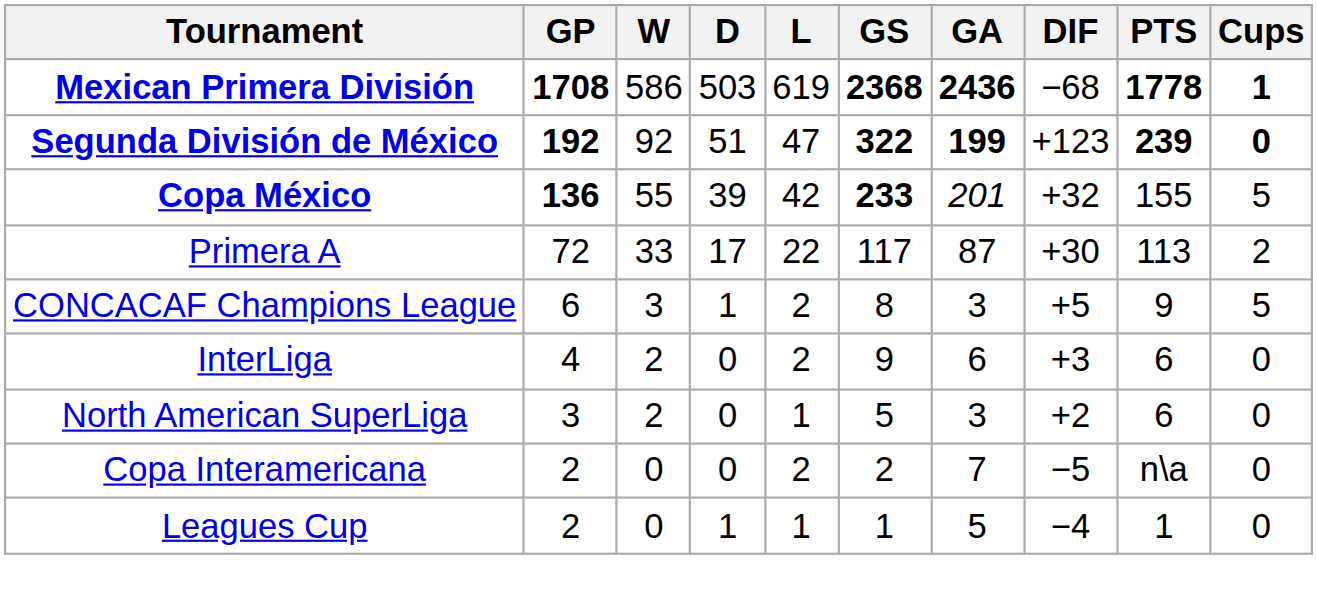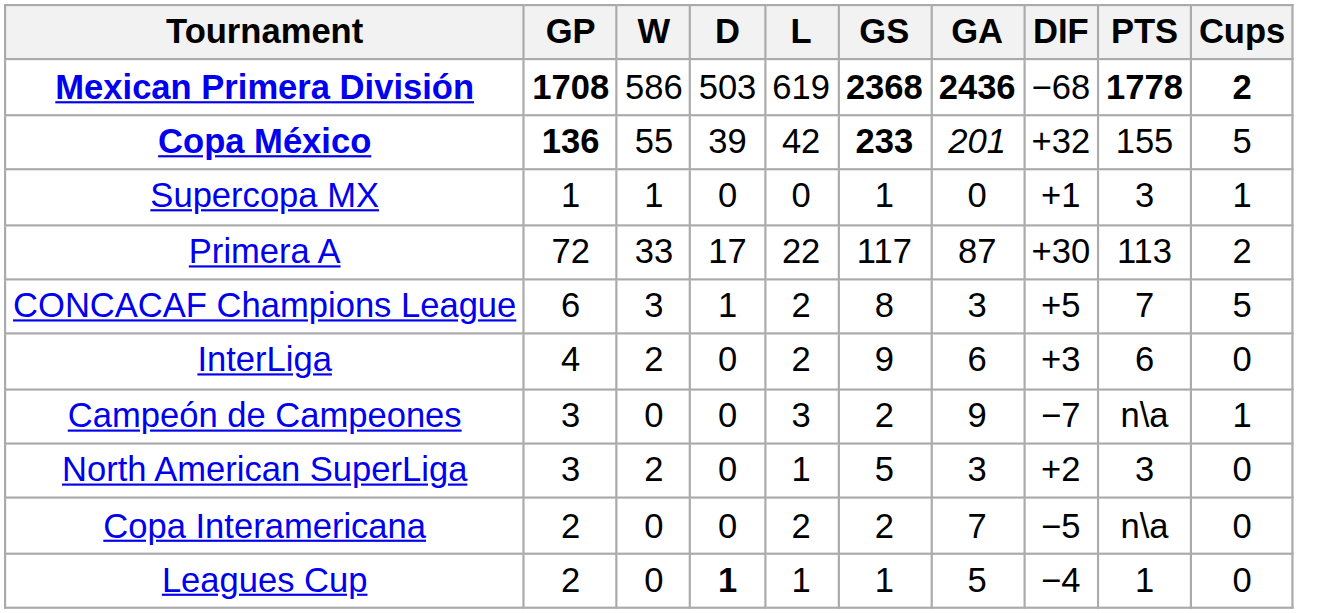(1261, 86) 1 -> (1242, 86) 2
- row: (265, 141)
+ row: (265, 196)
(1164, 305) 9 -> (1145, 305) 7
+ row: (265, 415)
(1164, 415) 6 -> (1145, 470) 3
(727, 525) normal -> (727, 580) bold
